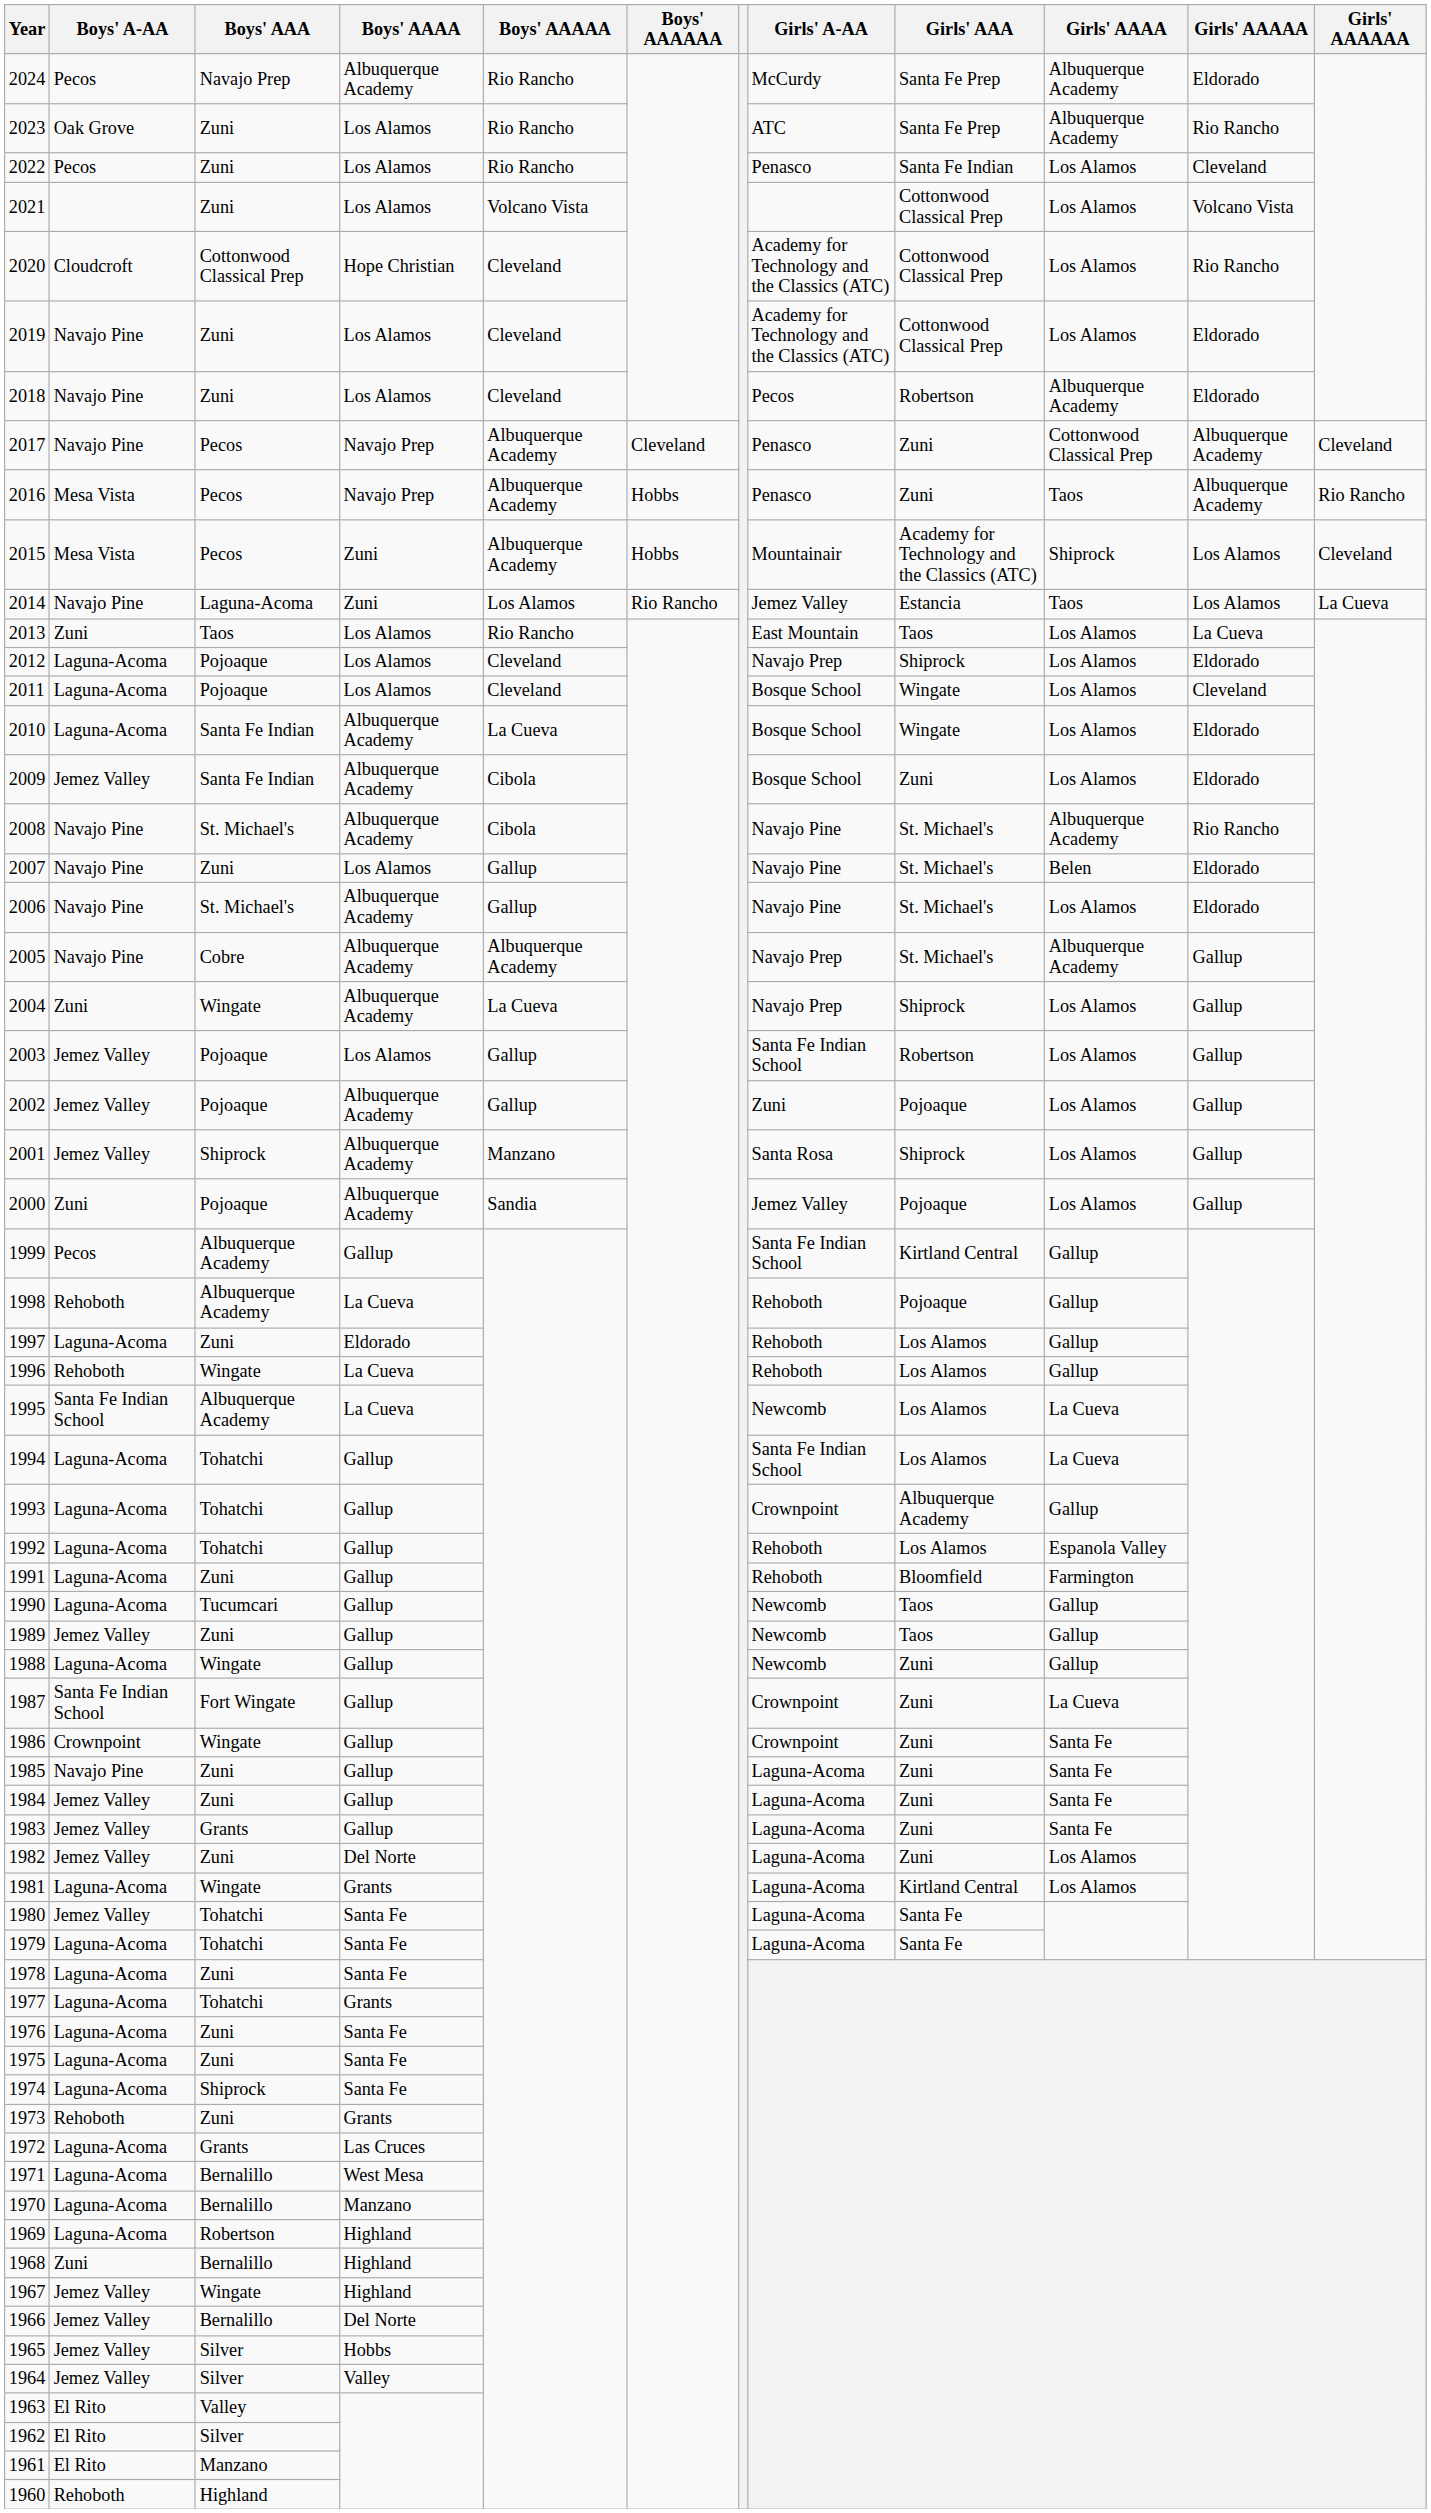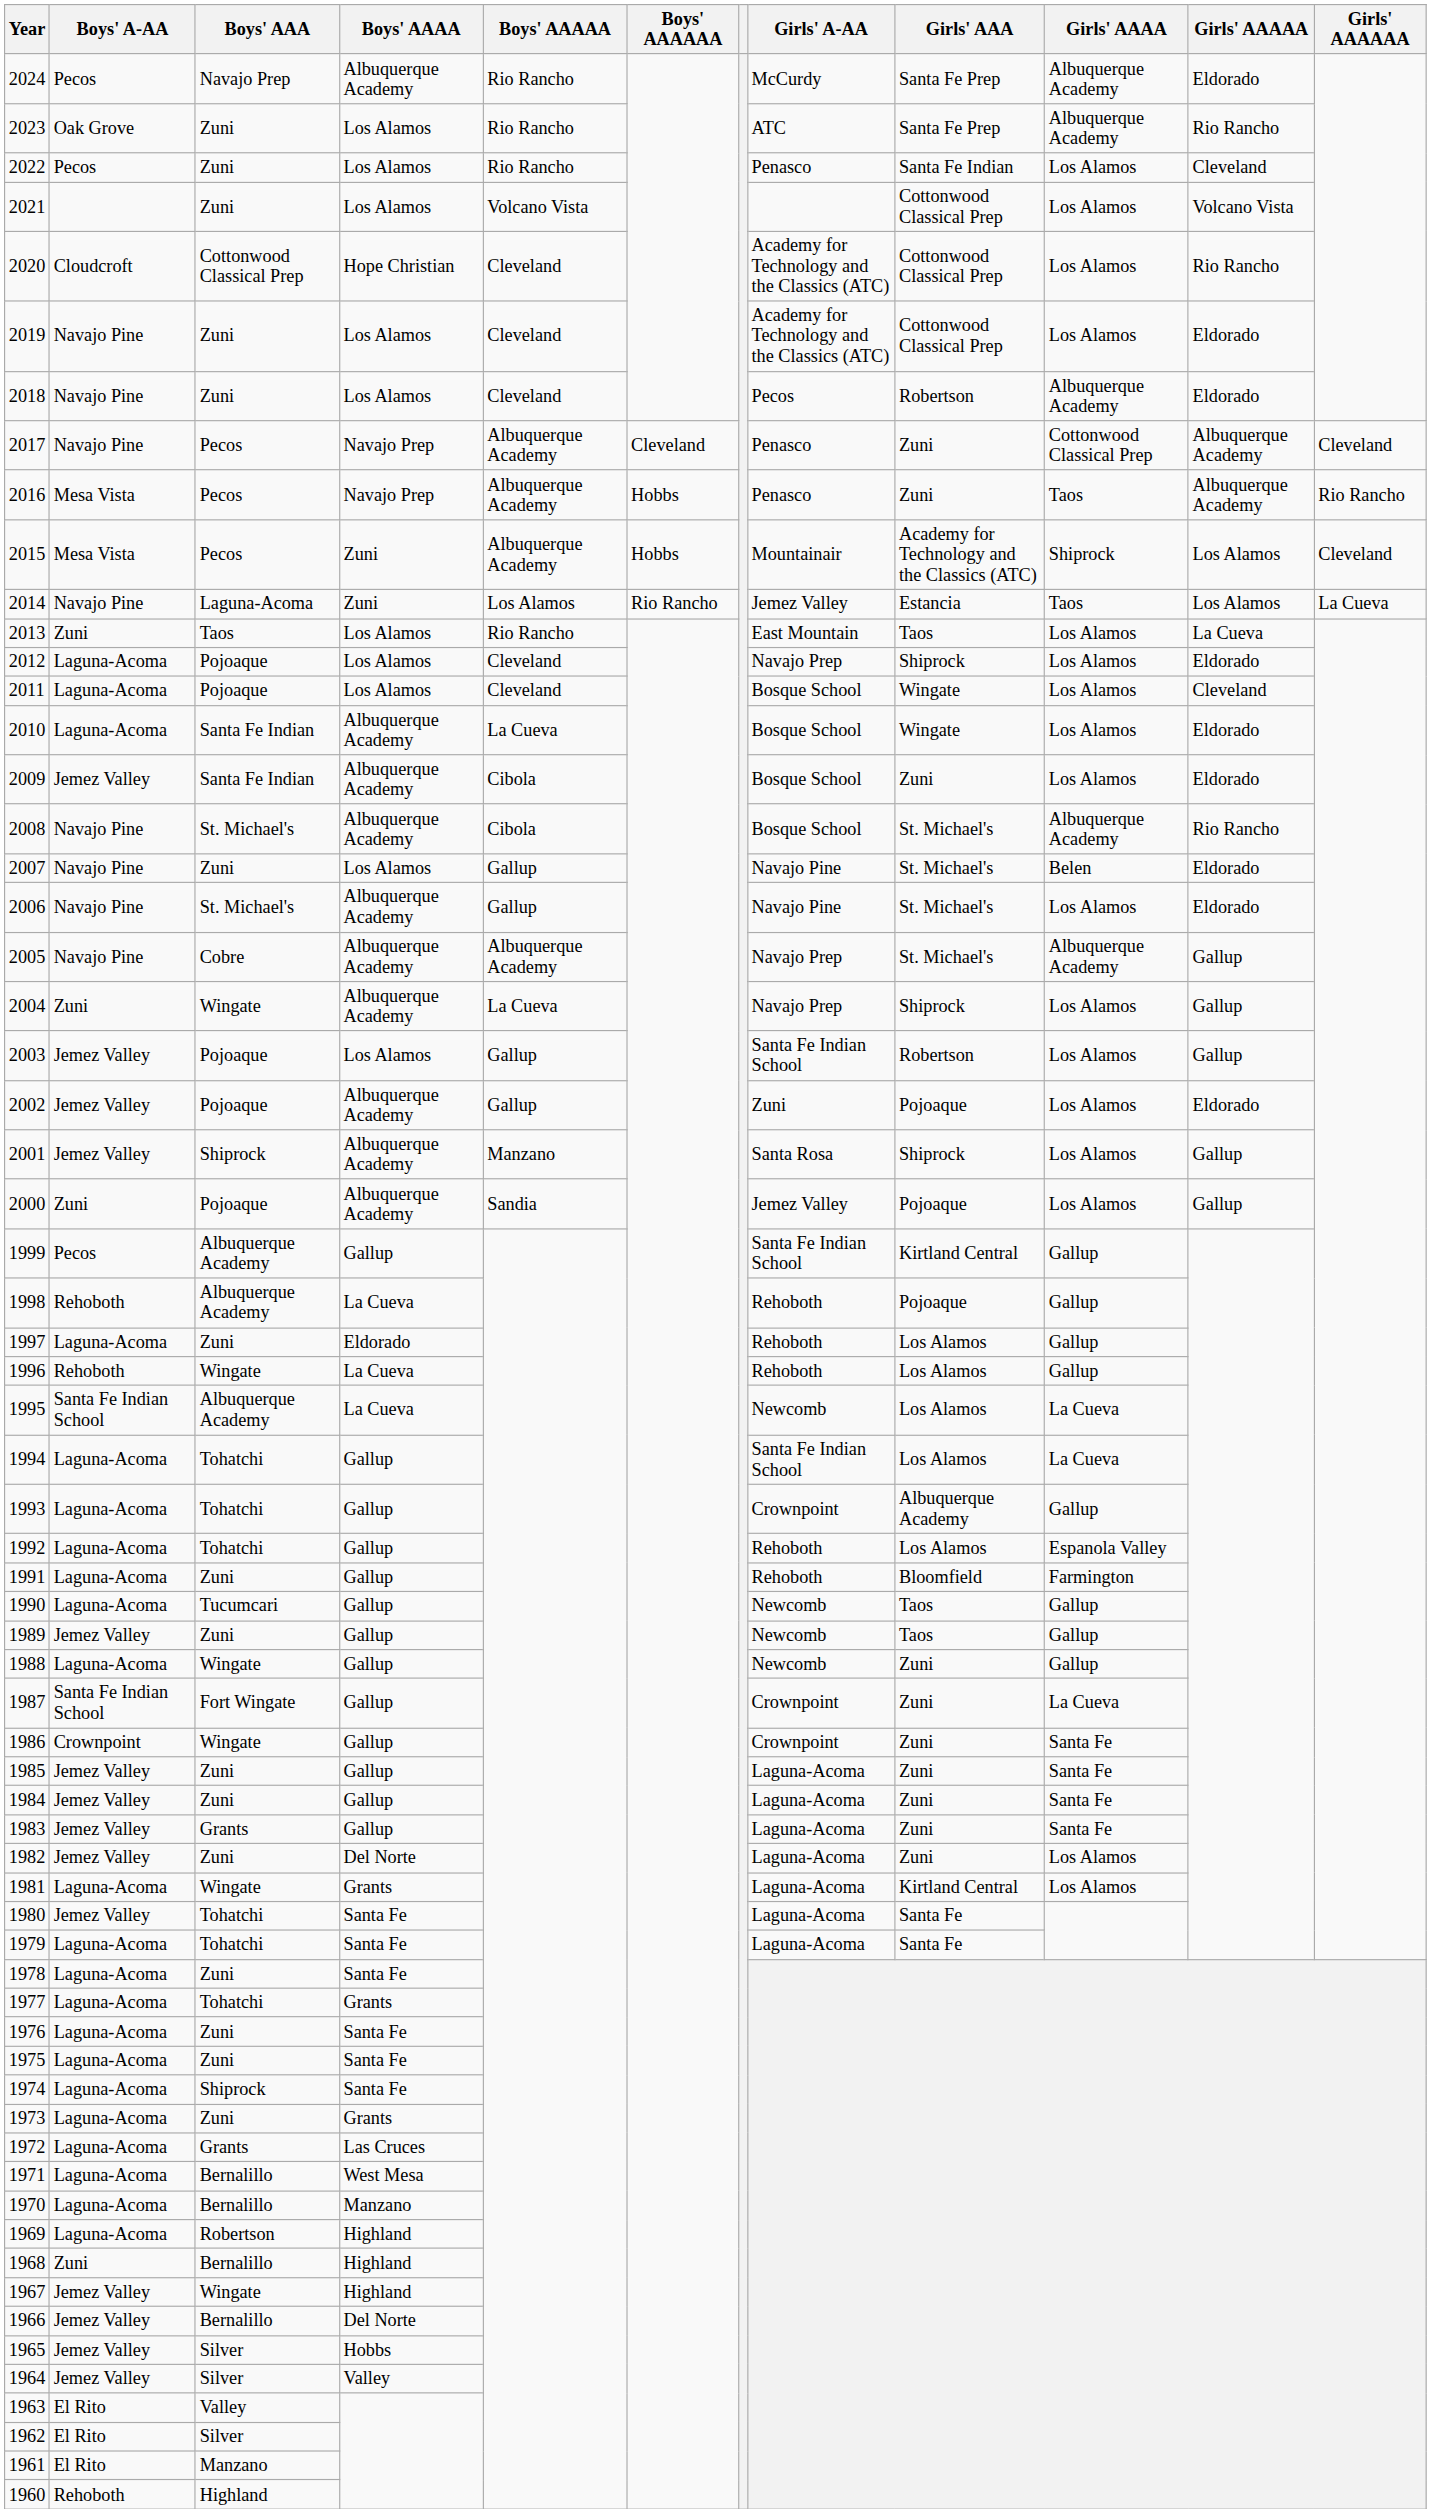(796, 828) Navajo Pine -> (806, 828) Bosque School
(1217, 1104) Gallup -> (1226, 1104) Eldorado
(98, 1771) Navajo Pine -> (102, 1771) Jemez Valley
(89, 2118) Rehoboth -> (110, 2118) Laguna-Acoma
